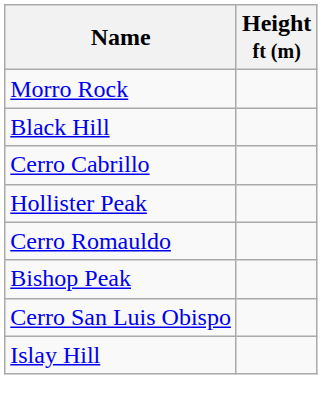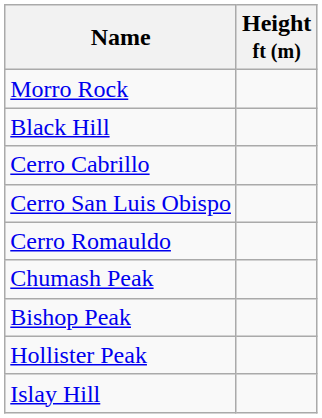rows swapped: (79, 202) <-> (121, 316)
+ row: (82, 278)
